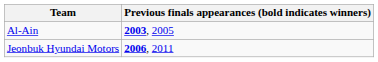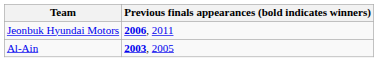rows swapped: (63, 48) <-> (23, 30)
